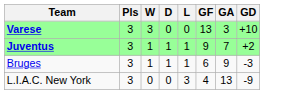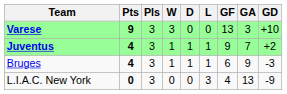+ column: (131, 13)
